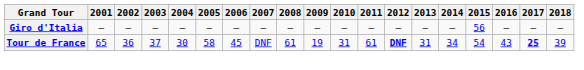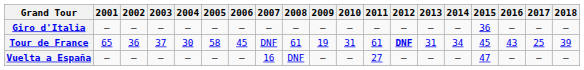(479, 27) 56 -> (485, 27) 36
(479, 42) 54 -> (485, 42) 45
(533, 42) bold -> (539, 42) normal
+ row: (49, 58)
